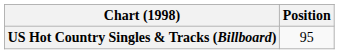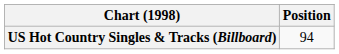(307, 37) 95 -> (307, 37) 94
